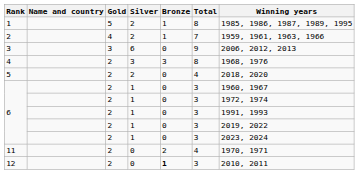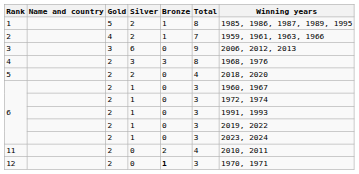(244, 150) 1970, 1971 -> (244, 150) 2010, 2011
(244, 163) 2010, 2011 -> (244, 163) 1970, 1971
